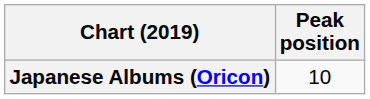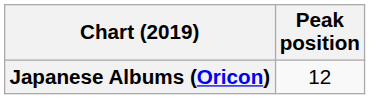(320, 76) 10 -> (320, 76) 12
